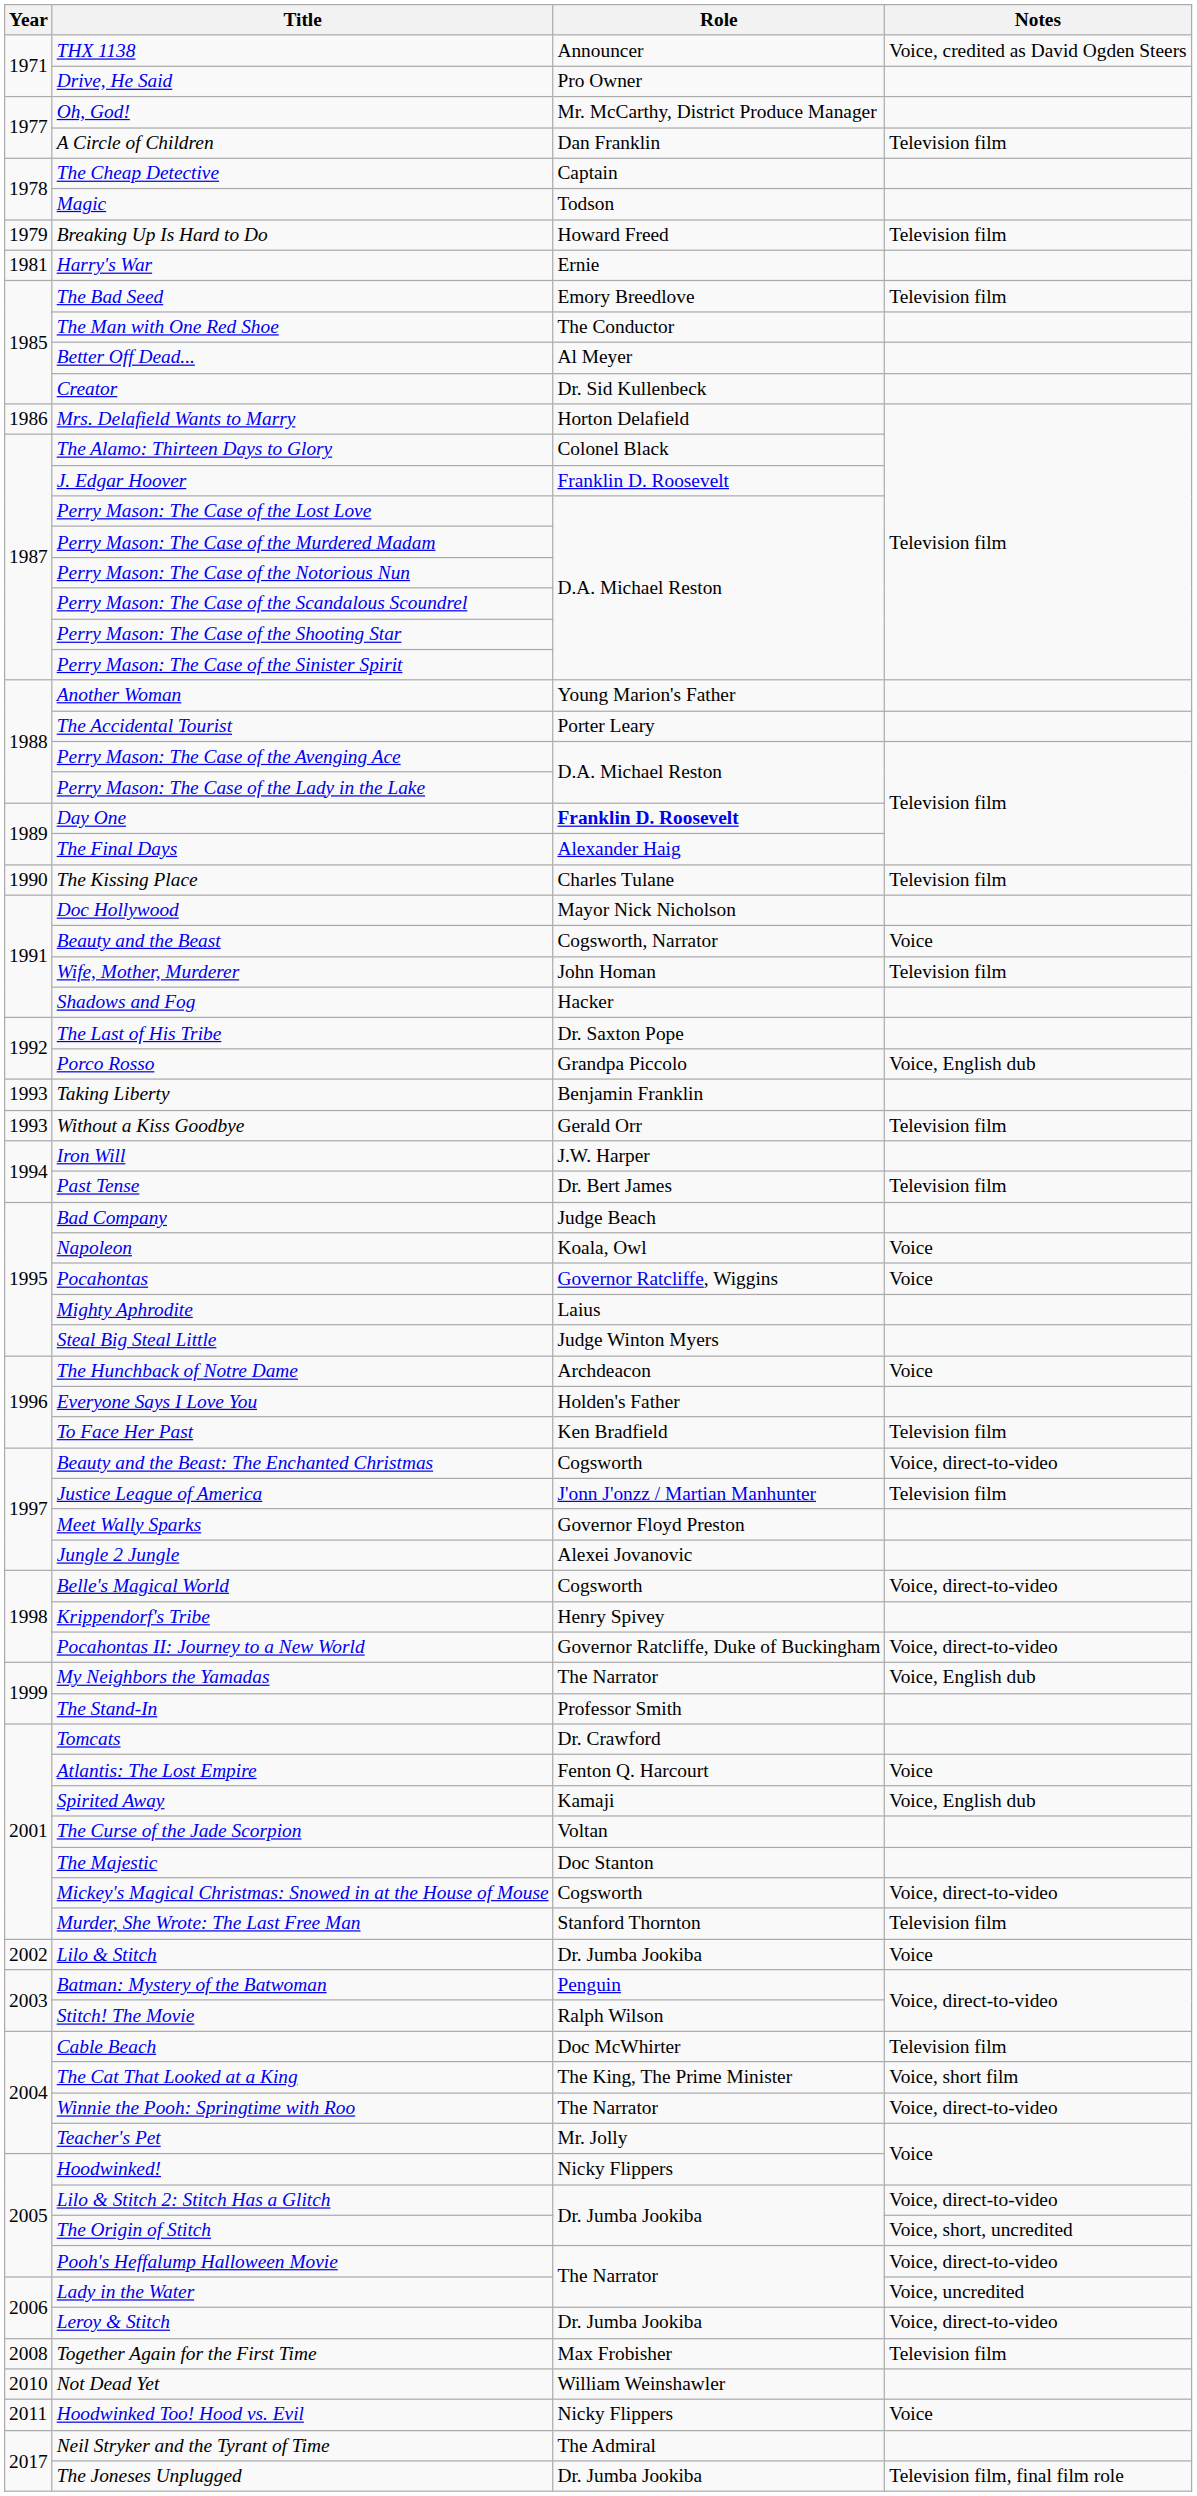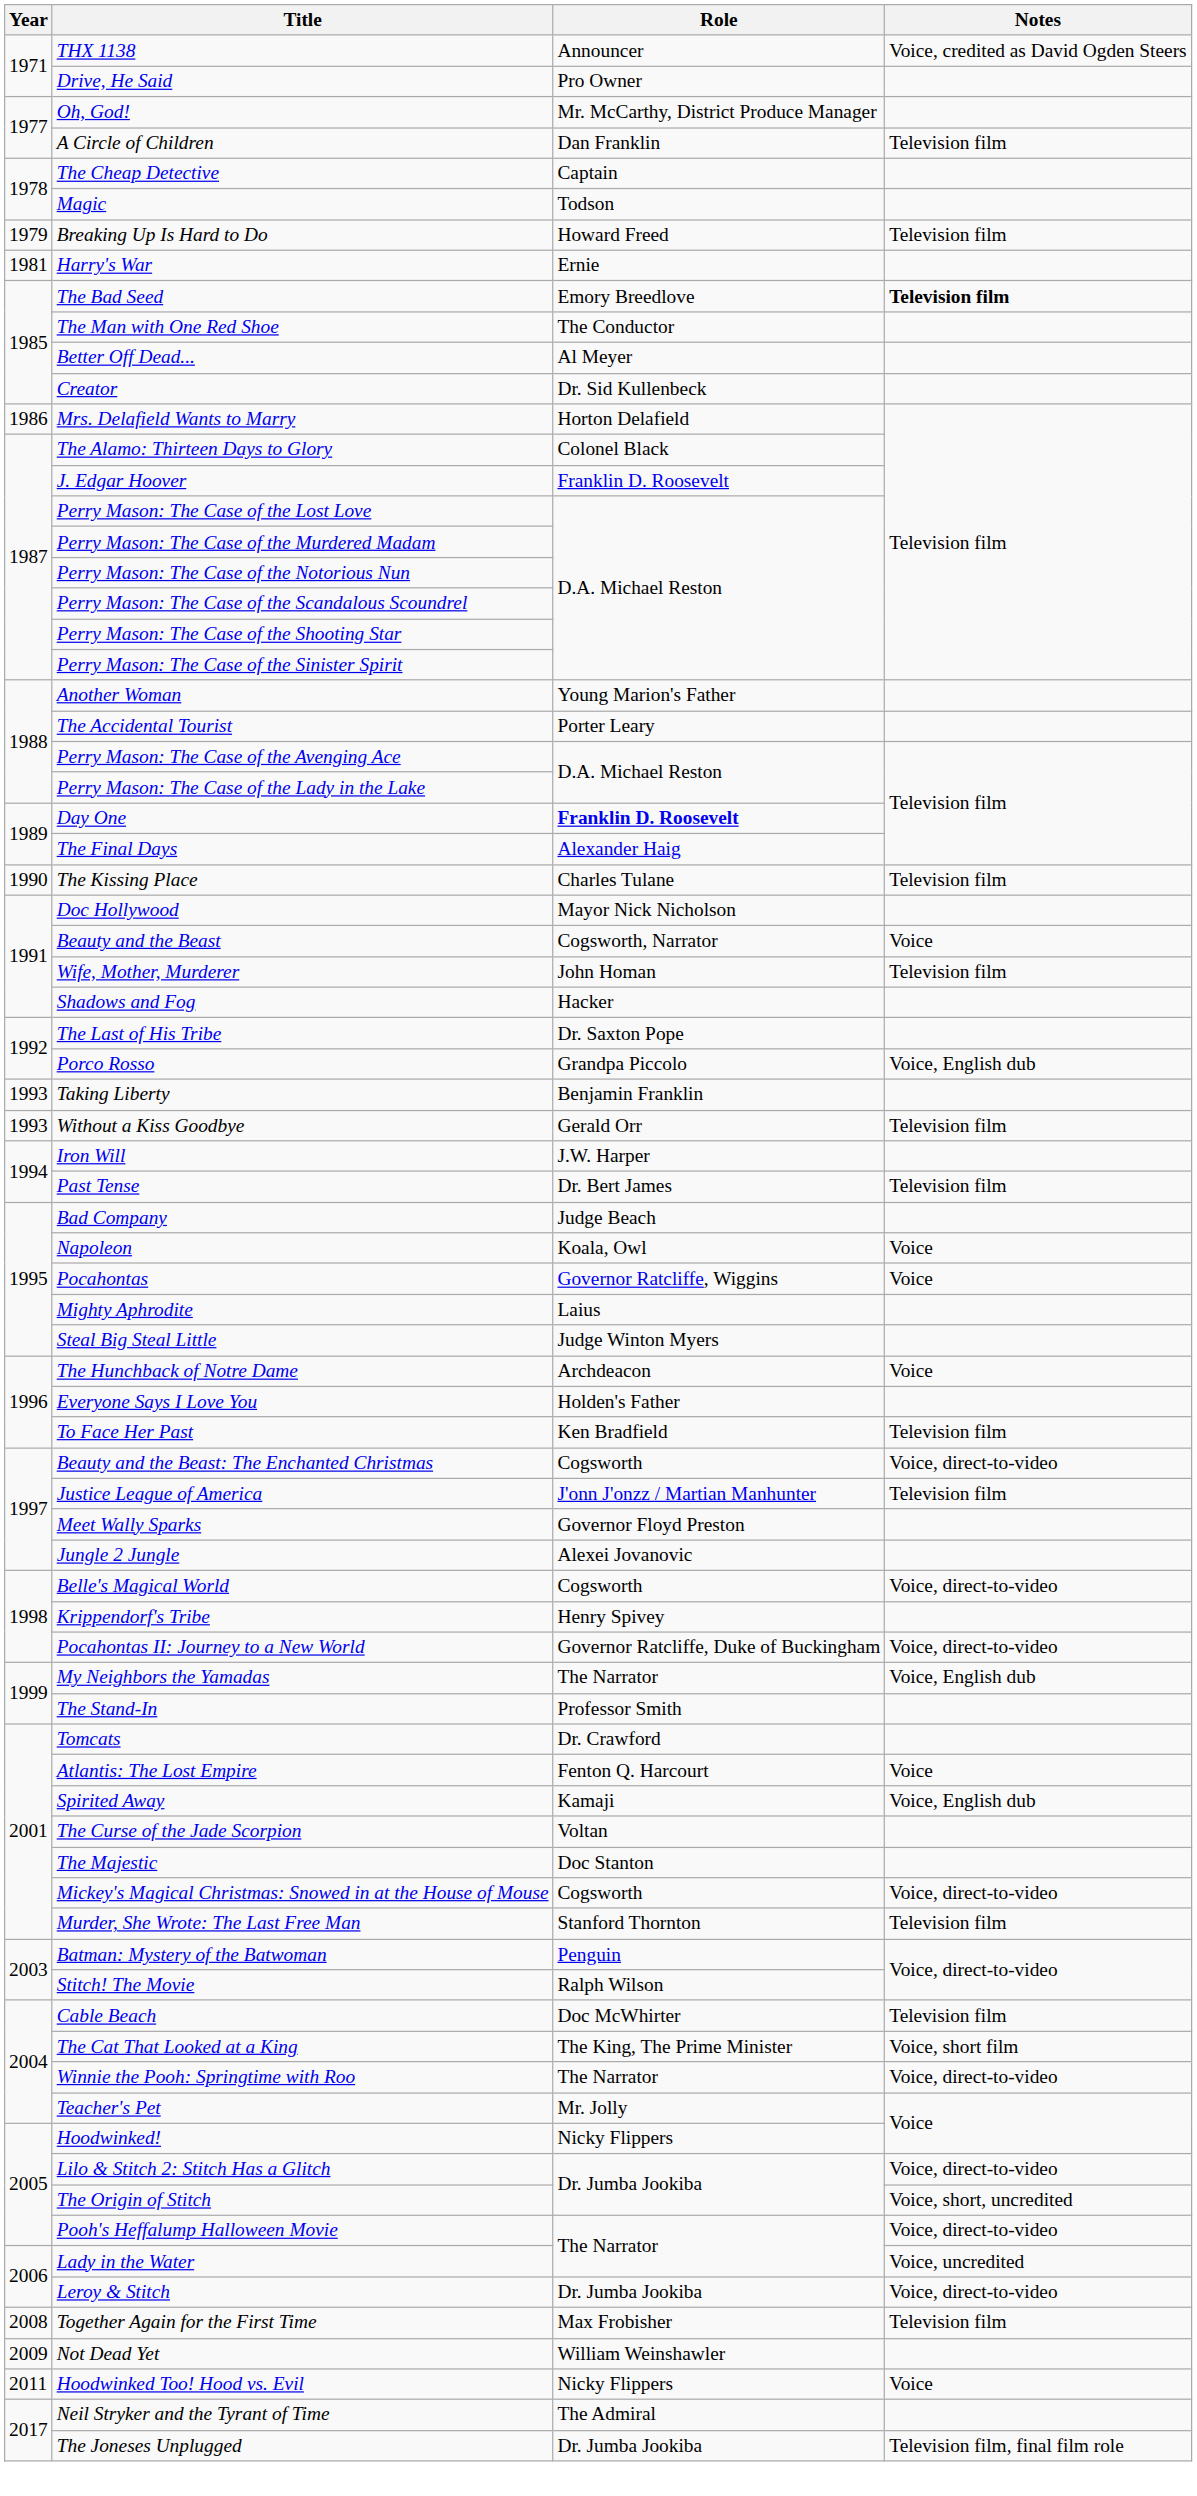(948, 296) normal -> (949, 296) bold
- row: (107, 1954)
(28, 2384) 2010 -> (28, 2353) 2009
